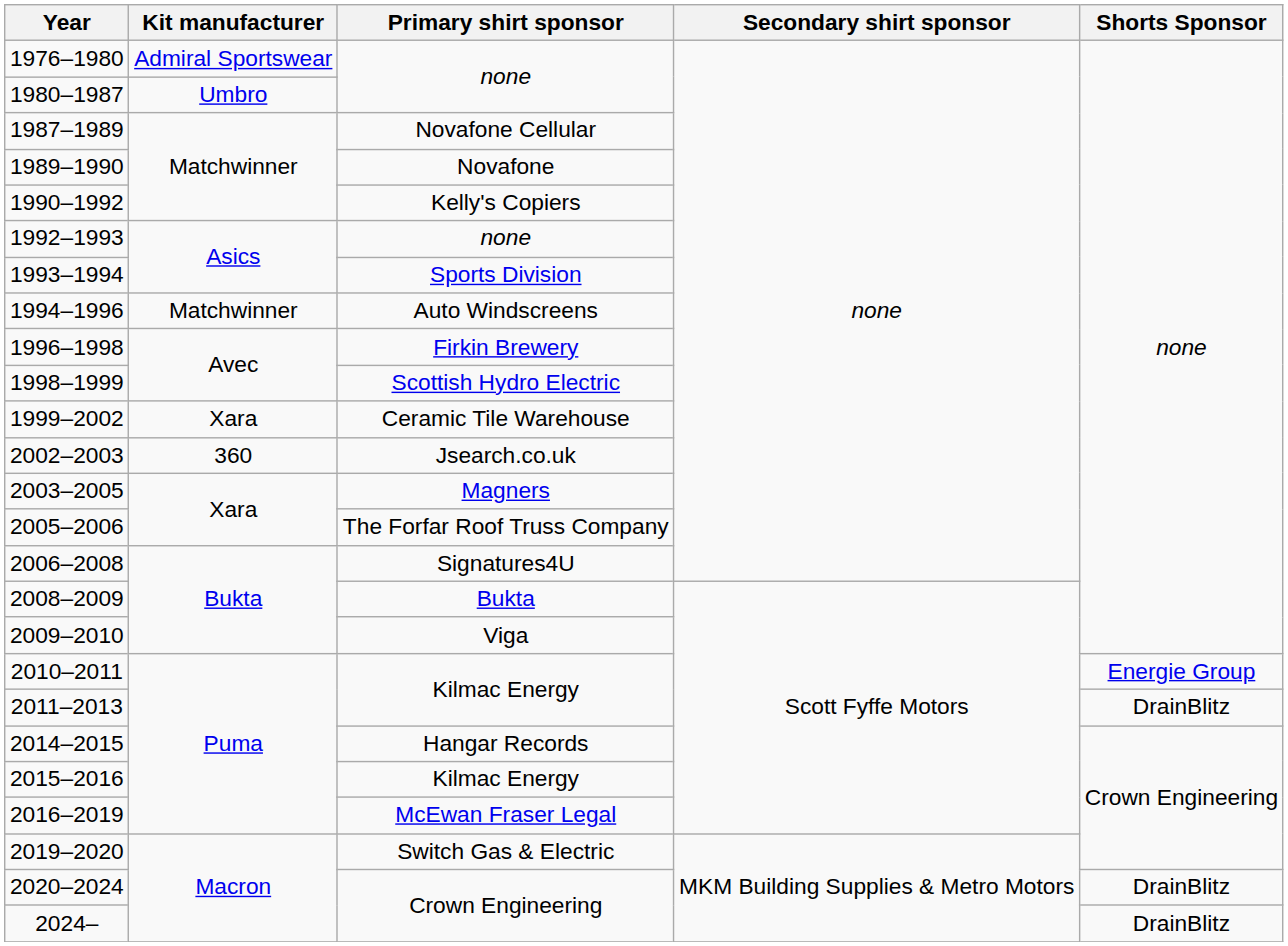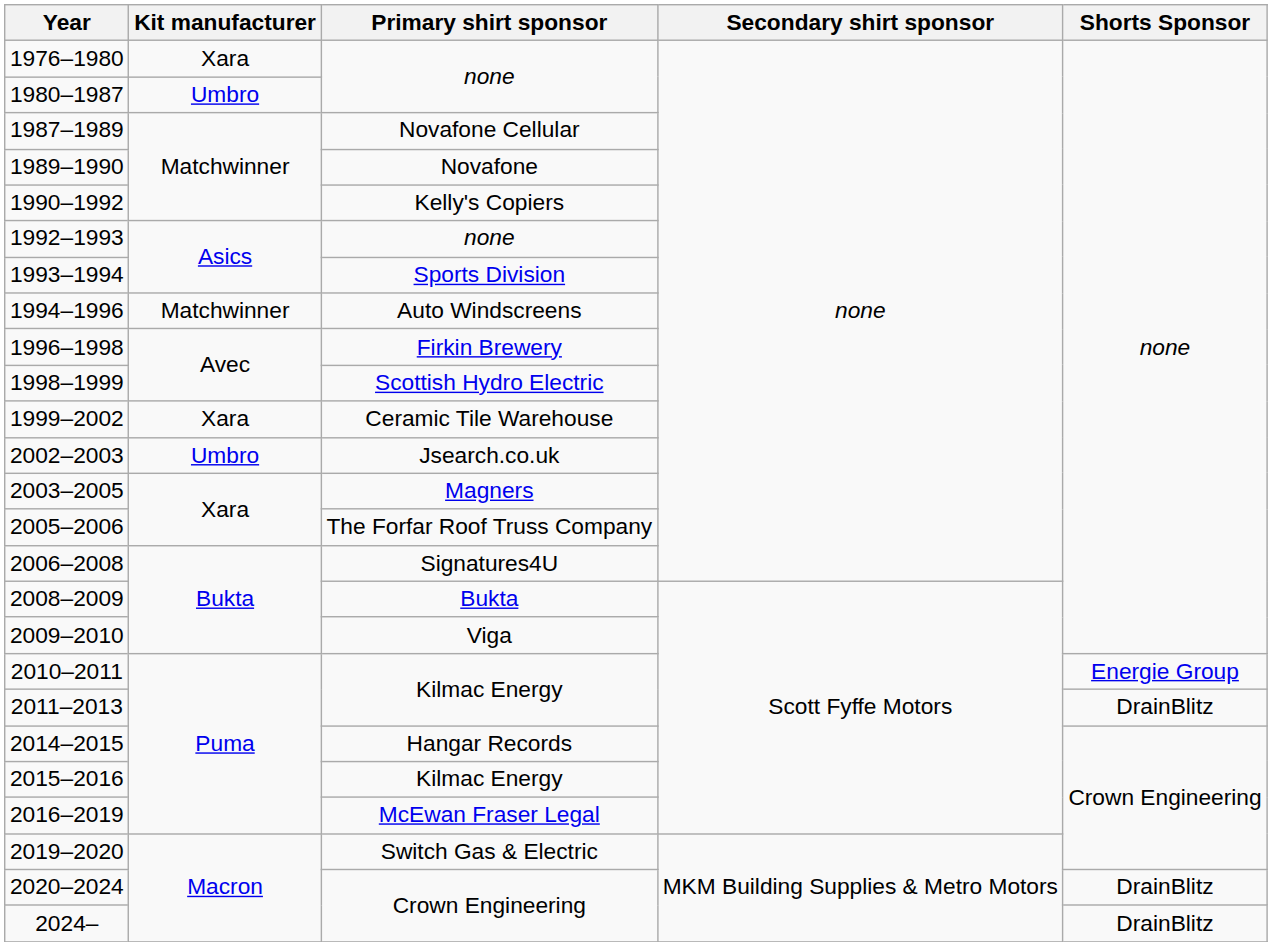(233, 58) Admiral Sportswear -> (225, 58) Xara
(233, 454) 360 -> (225, 454) Umbro
